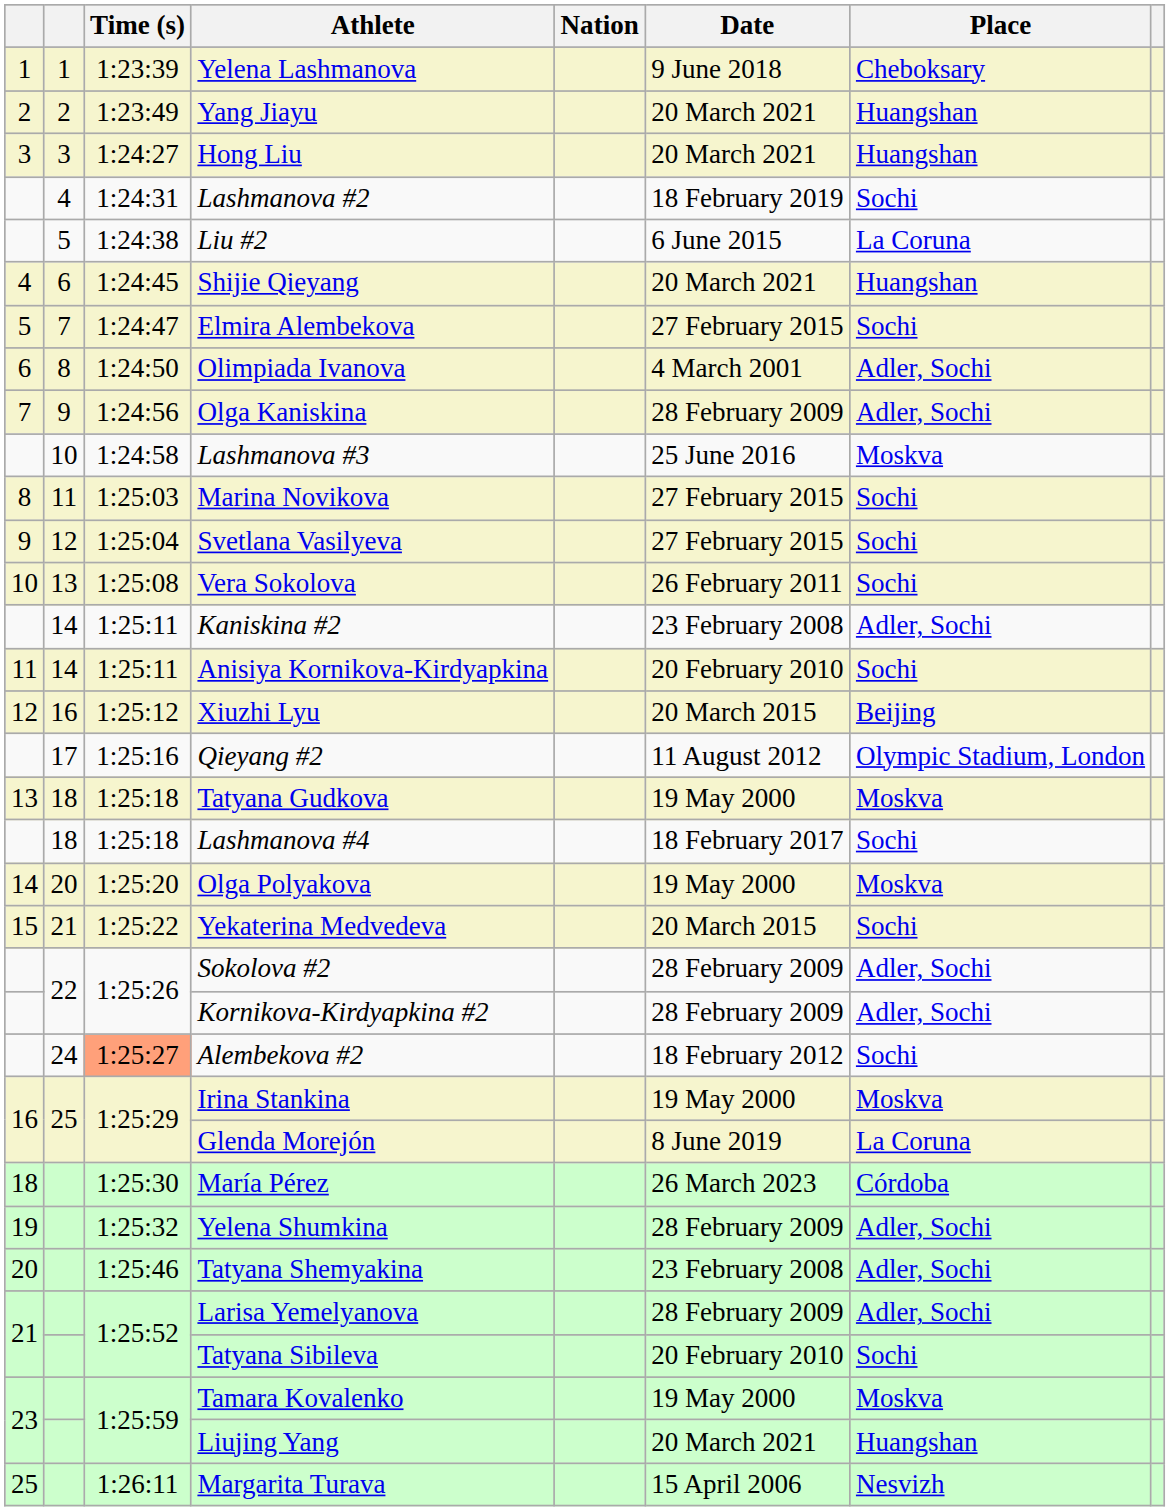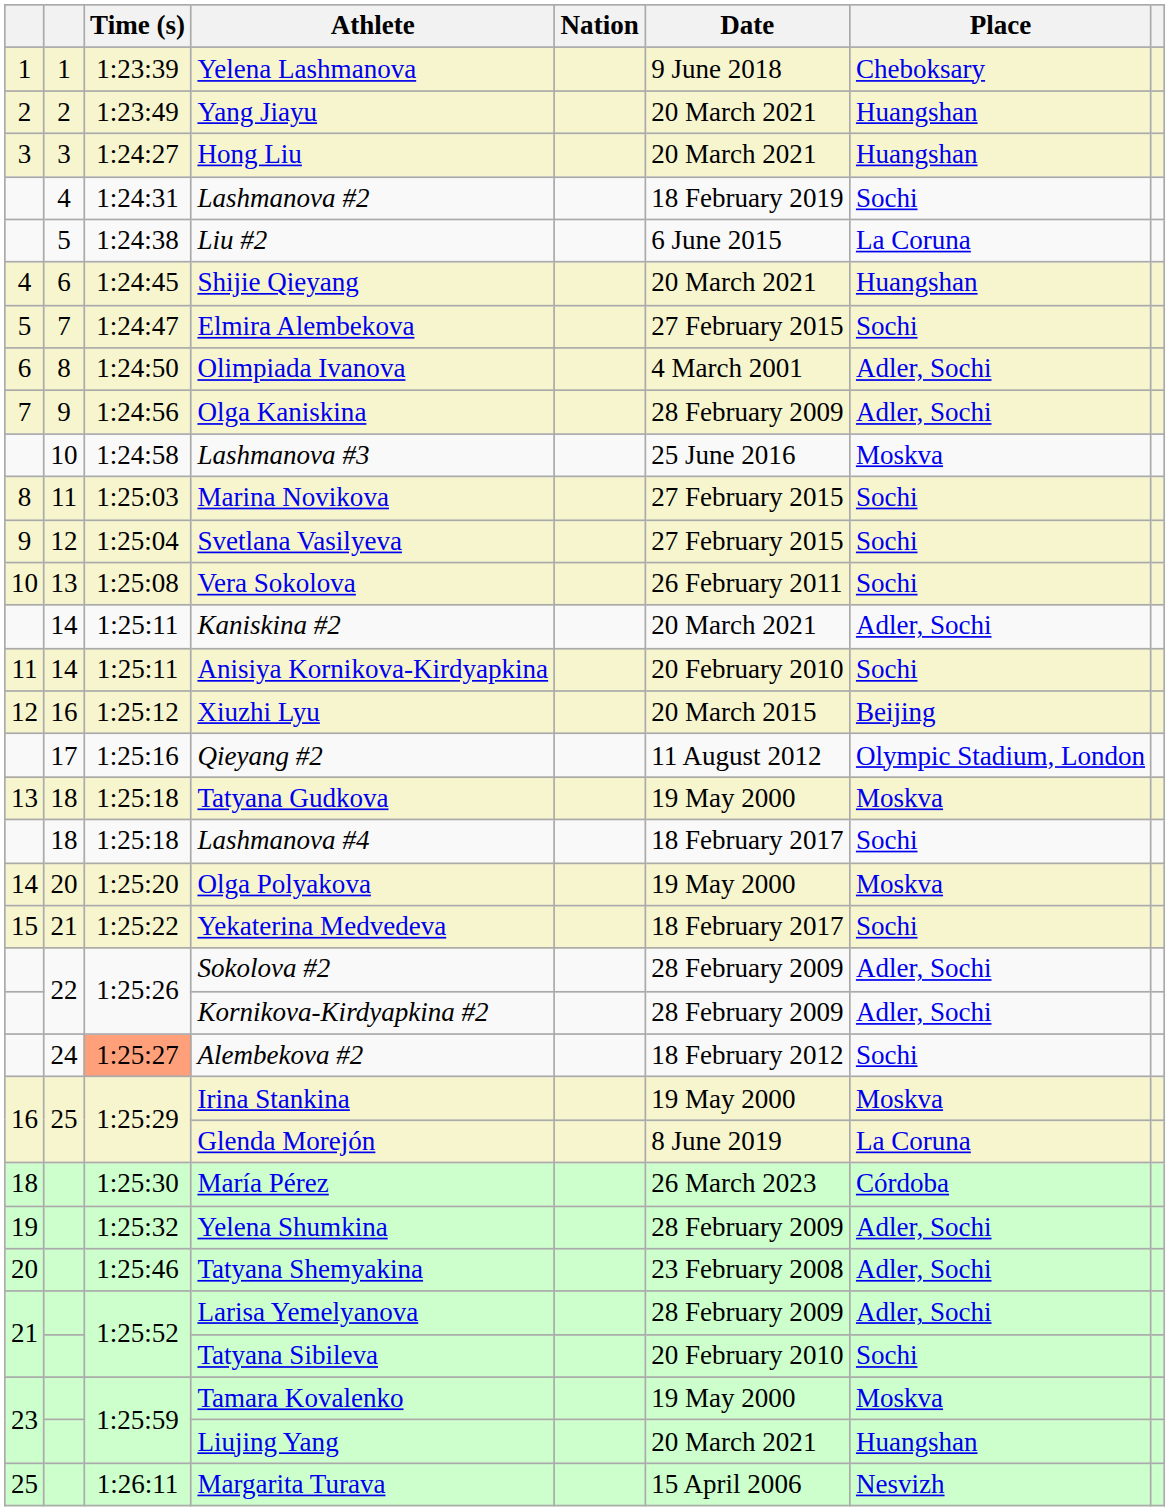(747, 626) 23 February 2008 -> (734, 626) 20 March 2021
(734, 926) 20 March 2015 -> (747, 926) 18 February 2017
